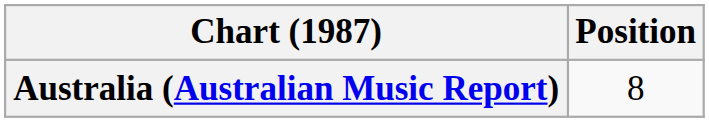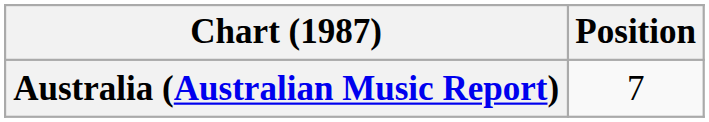(636, 87) 8 -> (636, 87) 7
